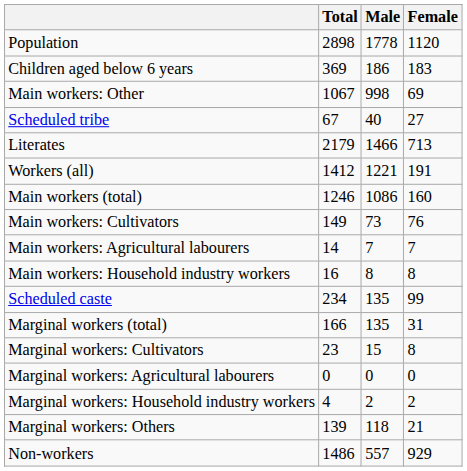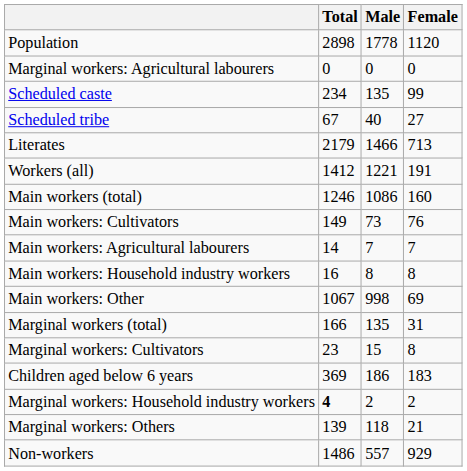rows swapped: (101, 68) <-> (141, 376)
rows swapped: (60, 299) <-> (76, 94)
(326, 401) normal -> (326, 401) bold
